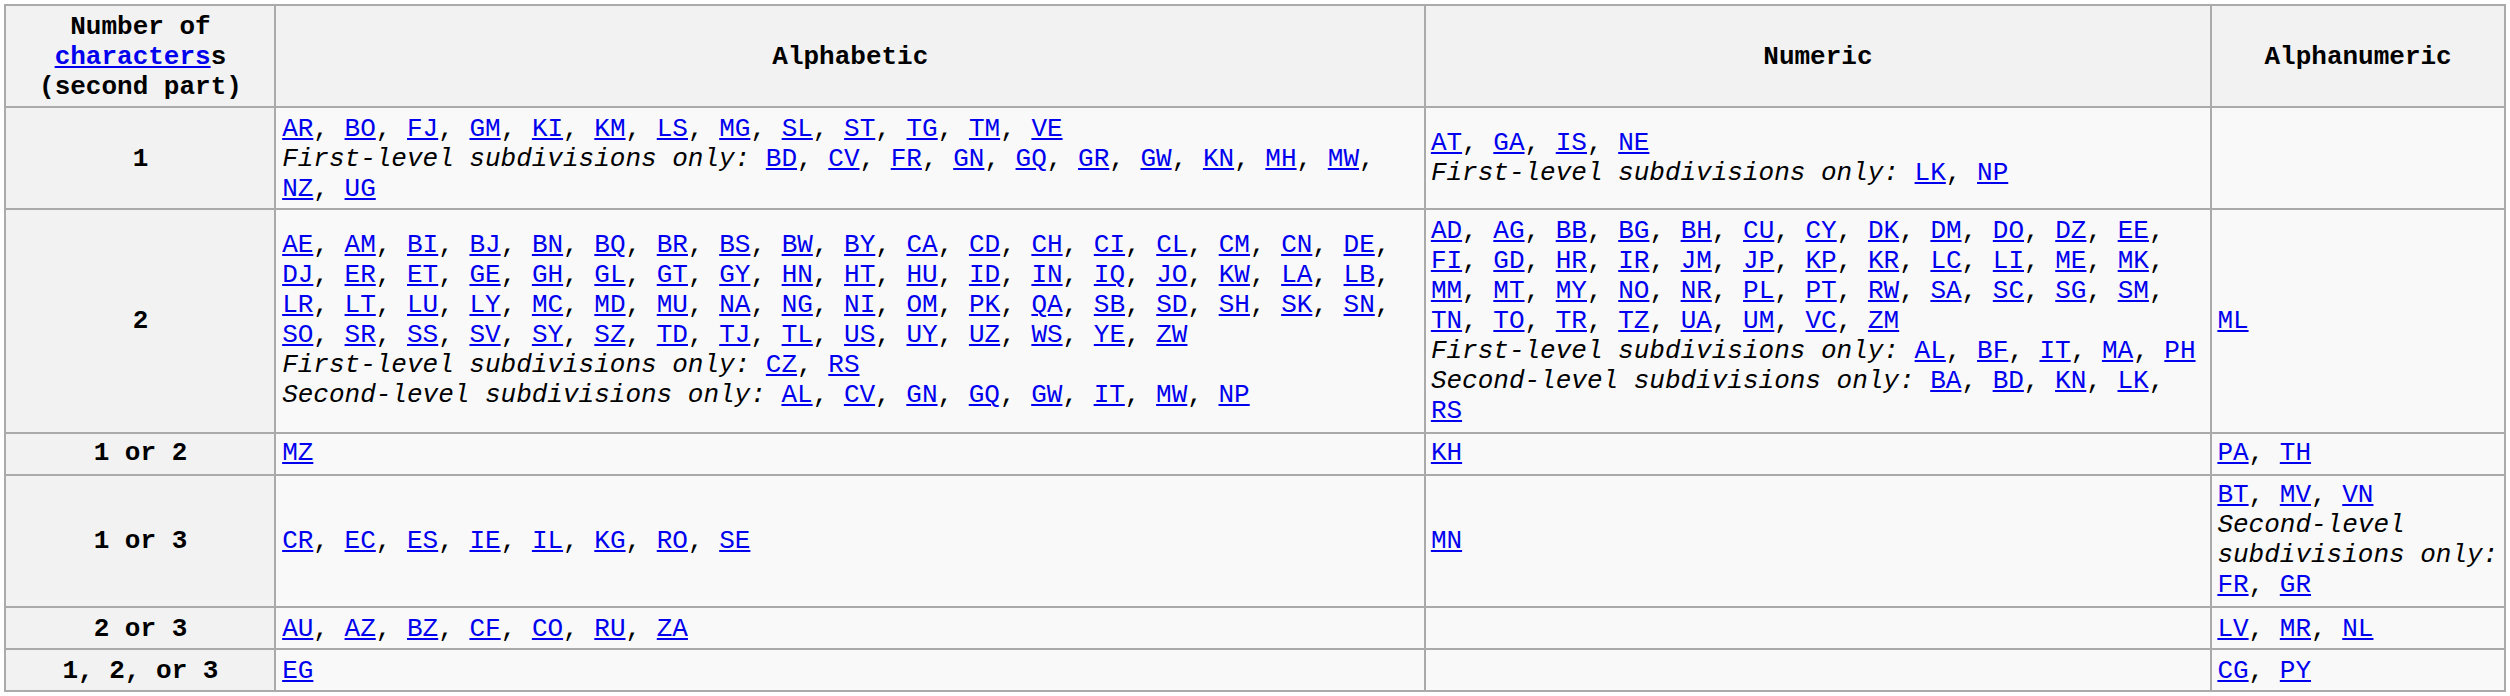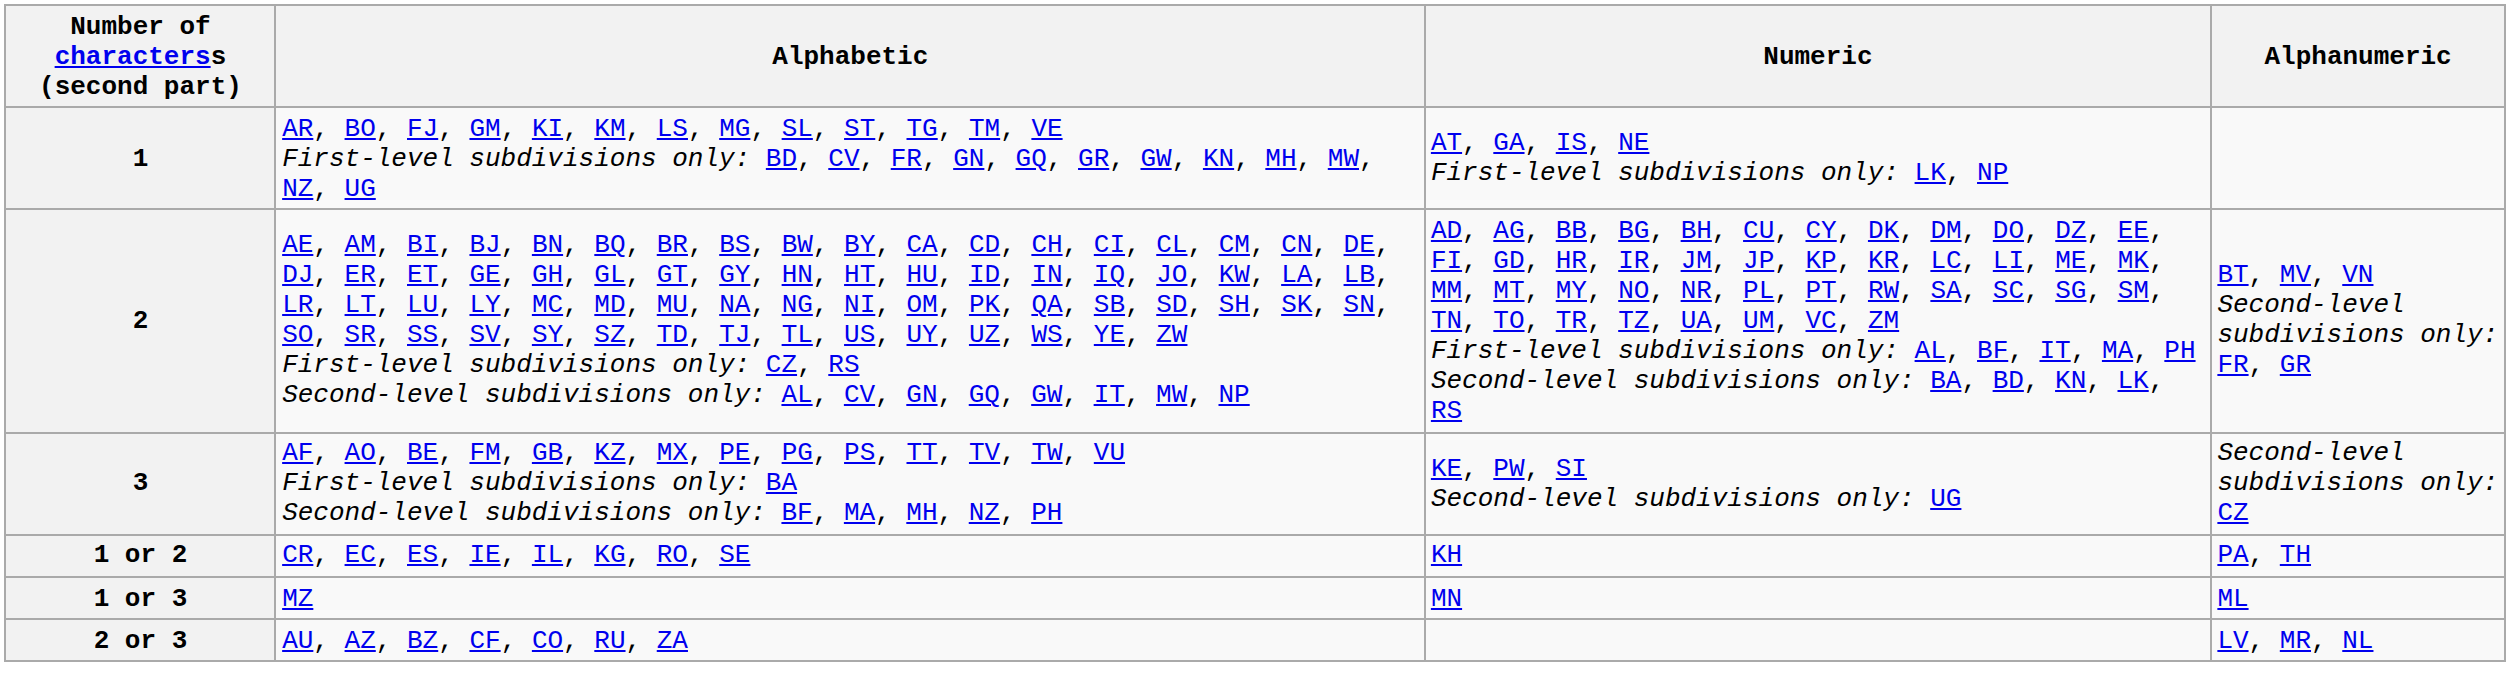(2233, 321) ML -> (2358, 321) BT, MV, VN Second-level subdivisions only: FR, GR
+ row: (140, 483)
(298, 453) MZ -> (516, 556) CR, EC, ES, IE, IL, KG, RO, SE
(516, 541) CR, EC, ES, IE, IL, KG, RO, SE -> (298, 598) MZ
(2358, 541) BT, MV, VN Second-level subdivisions only: FR, GR -> (2233, 598) ML
- row: (140, 670)
